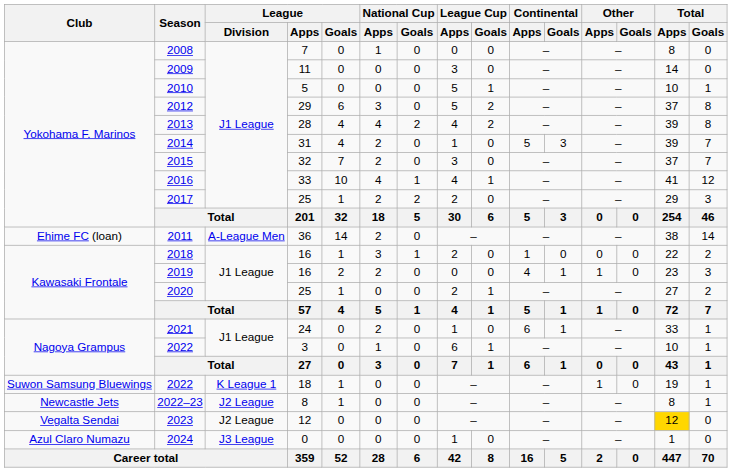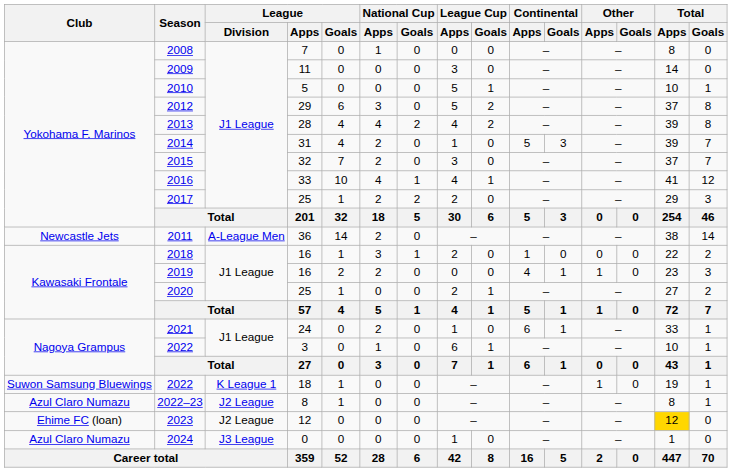(79, 236) Ehime FC (loan) -> (79, 236) Newcastle Jets
(79, 402) Newcastle Jets -> (79, 402) Azul Claro Numazu
(79, 421) Vegalta Sendai -> (79, 421) Ehime FC (loan)
